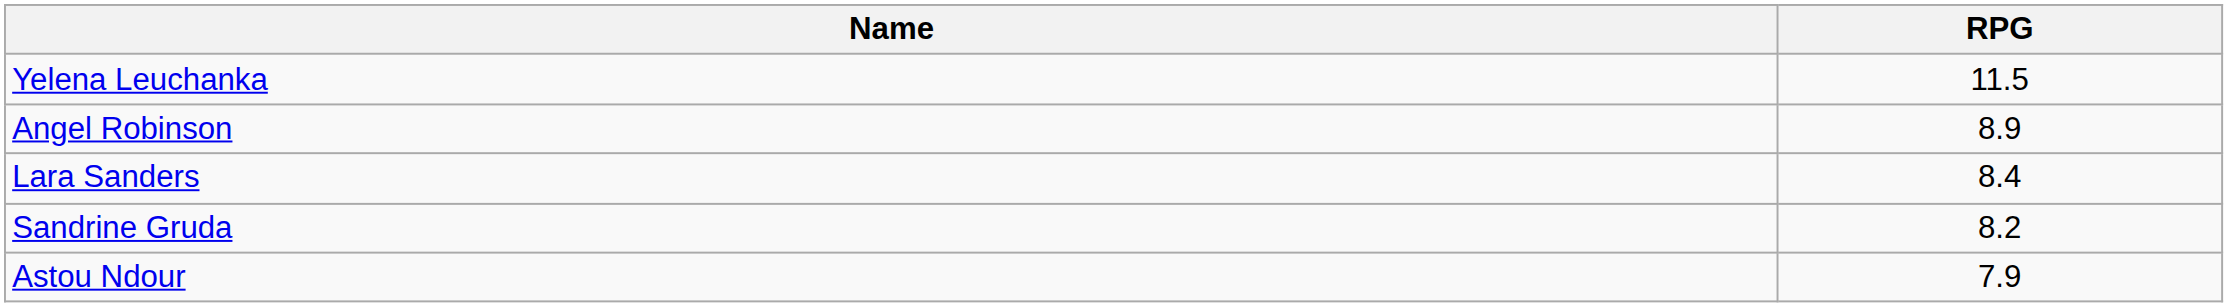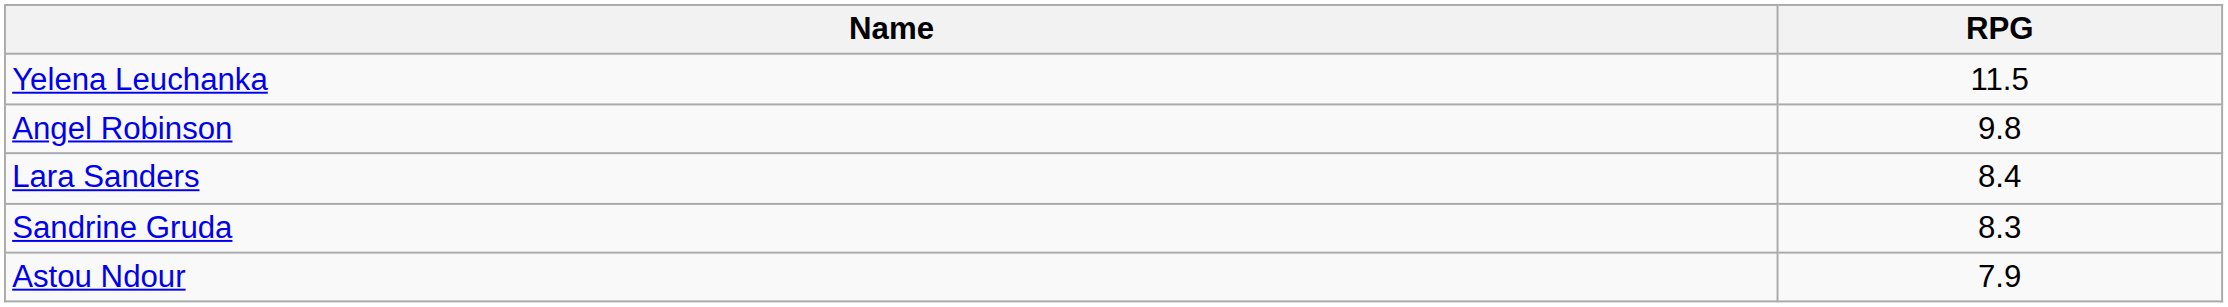(2000, 128) 8.9 -> (2000, 128) 9.8
(2000, 227) 8.2 -> (2000, 227) 8.3
